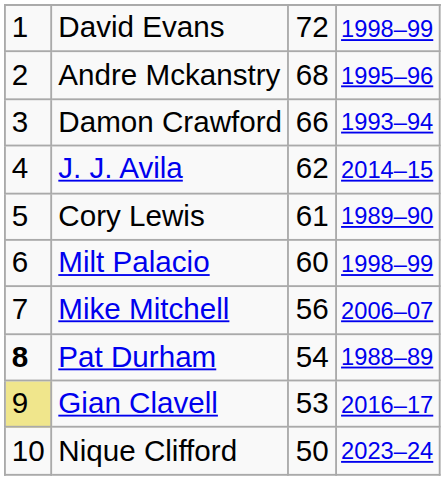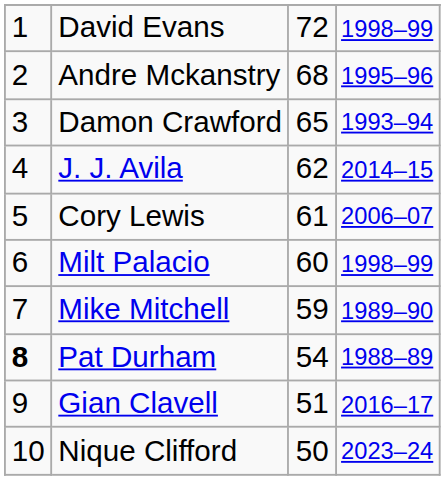(312, 121) 66 -> (312, 121) 65
(387, 216) 1989–90 -> (387, 216) 2006–07
(312, 309) 56 -> (312, 309) 59
(387, 310) 2006–07 -> (387, 310) 1989–90
(20, 403) khaki background -> (20, 403) no background
(312, 403) 53 -> (312, 403) 51
